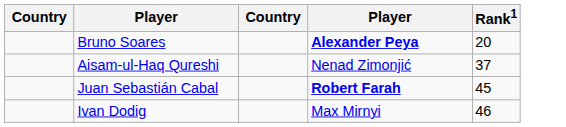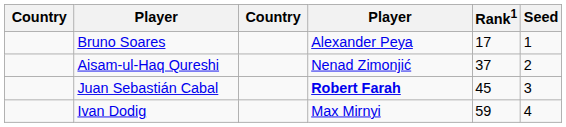+ column: (541, 17)
(365, 42) bold -> (362, 42) normal
(483, 42) 20 -> (483, 42) 17
(483, 111) 46 -> (483, 111) 59
